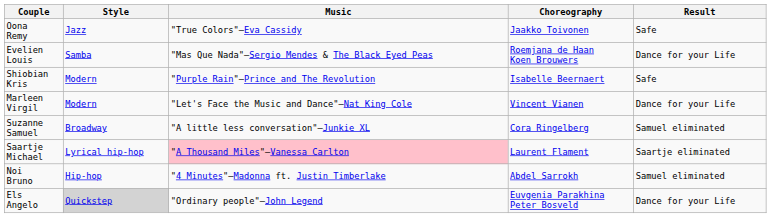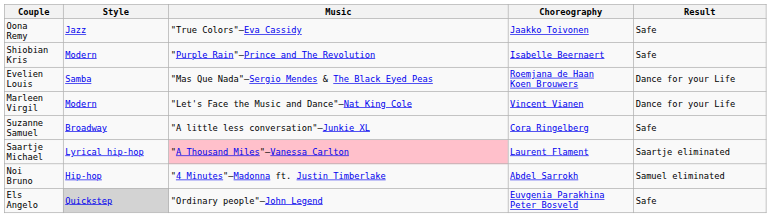rows swapped: (27, 79) <-> (25, 55)
(680, 128) Samuel eliminated -> (646, 128) Safe
(685, 200) Dance for your Life -> (646, 200) Safe
